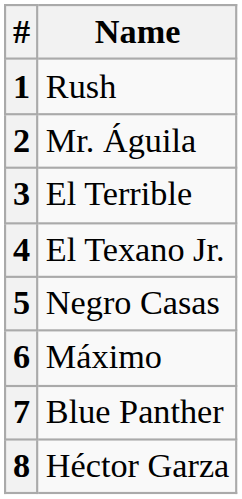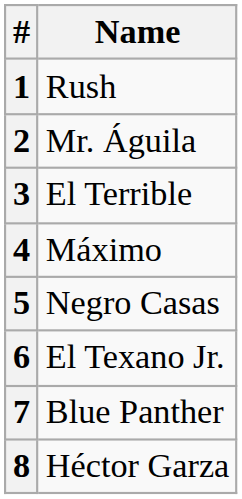(135, 248) El Texano Jr. -> (104, 248) Máximo
(104, 357) Máximo -> (135, 357) El Texano Jr.
